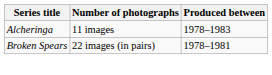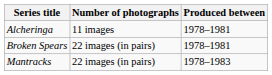(207, 29) 1978–1983 -> (207, 29) 1978–1981
+ row: (29, 62)
